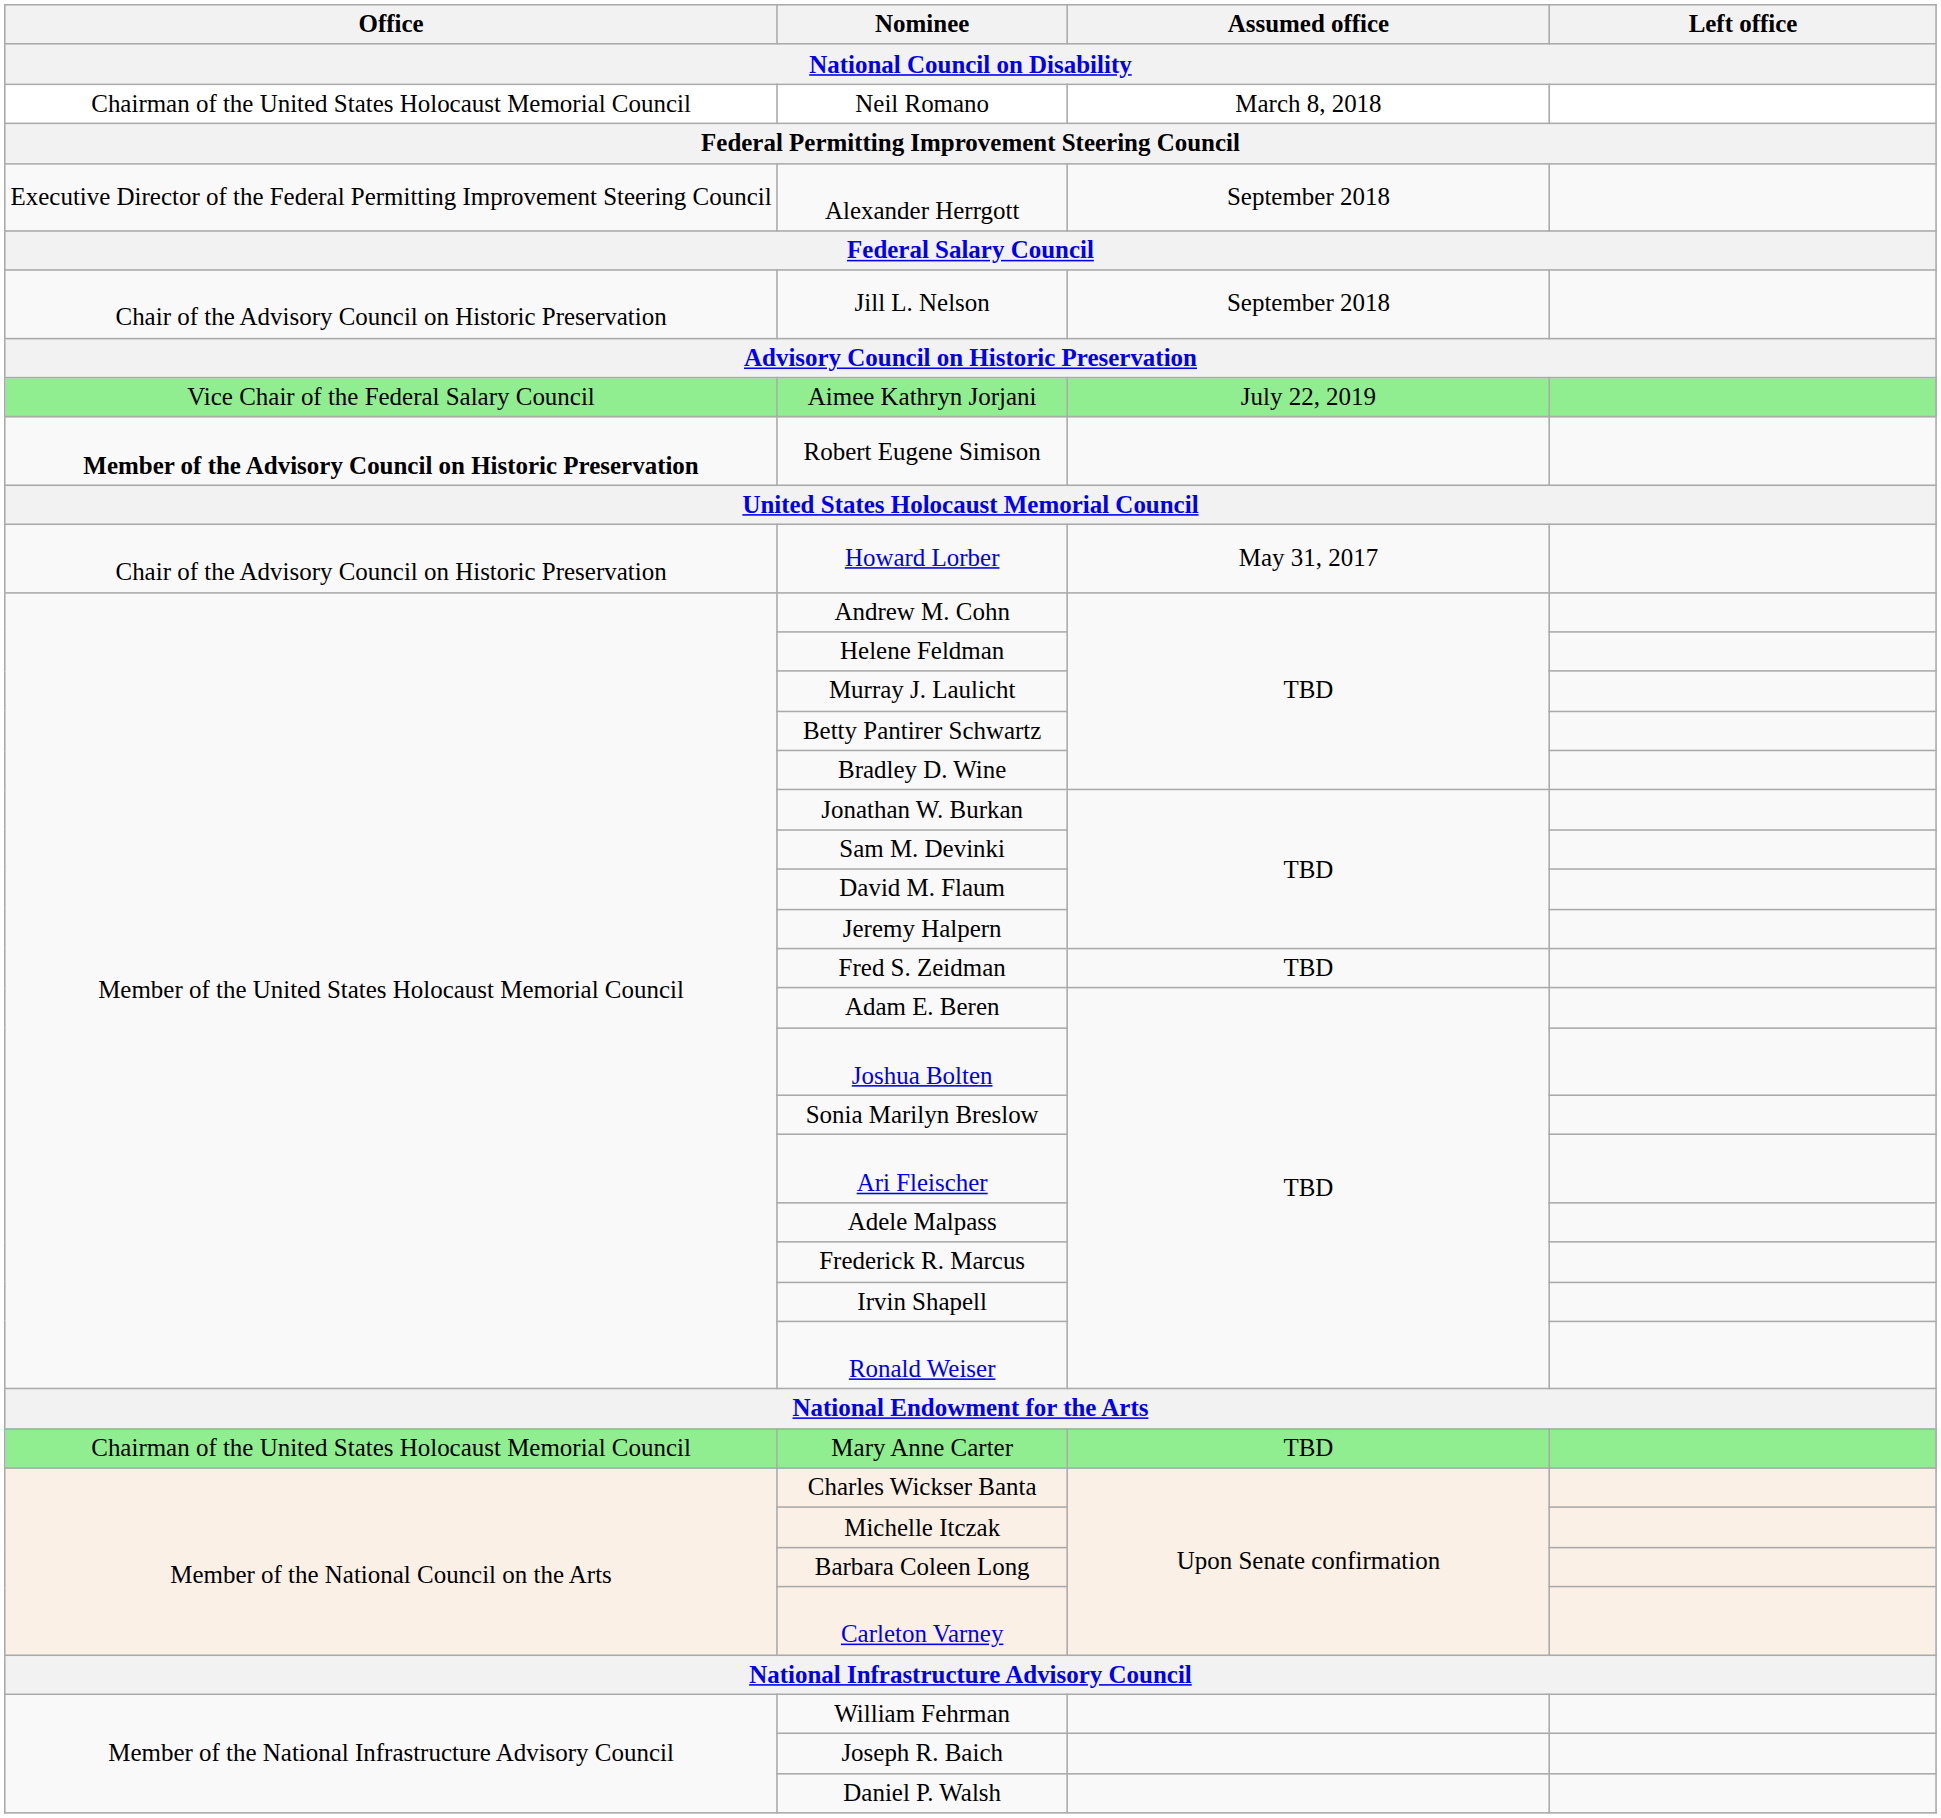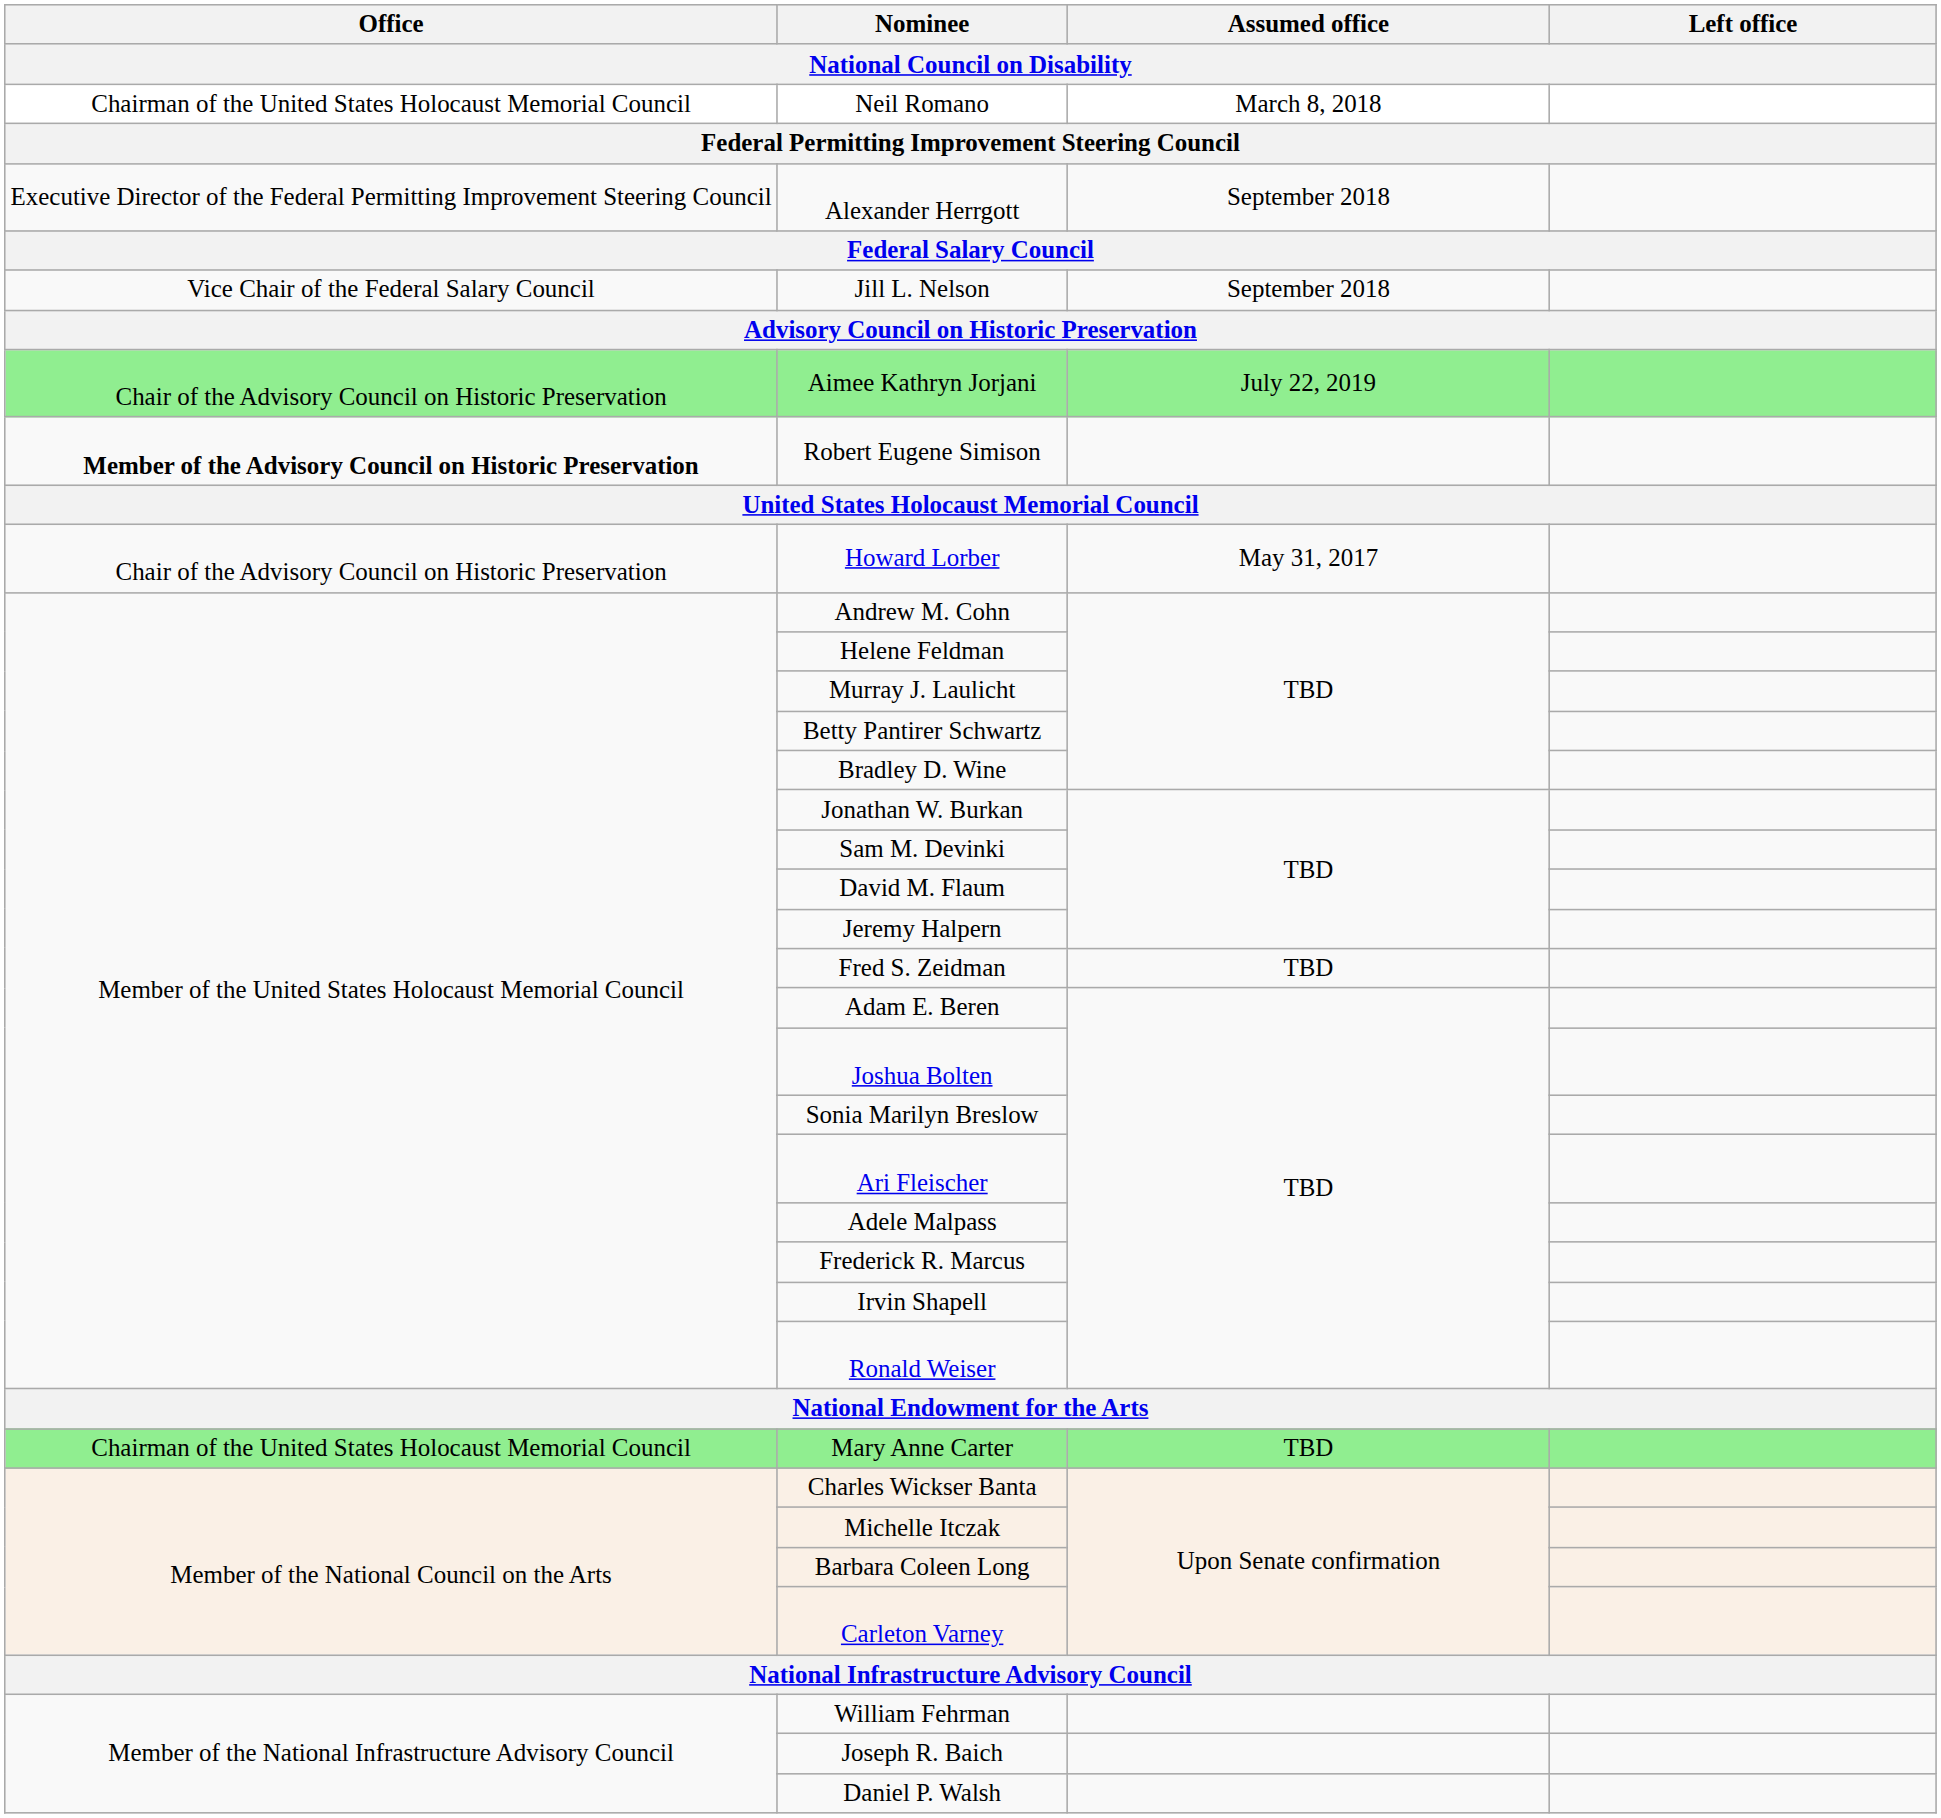(391, 317) Chair of the Advisory Council on Historic Preservation -> (391, 289) Vice Chair of the Federal Salary Council
(391, 397) Vice Chair of the Federal Salary Council -> (391, 397) Chair of the Advisory Council on Historic Preservation
